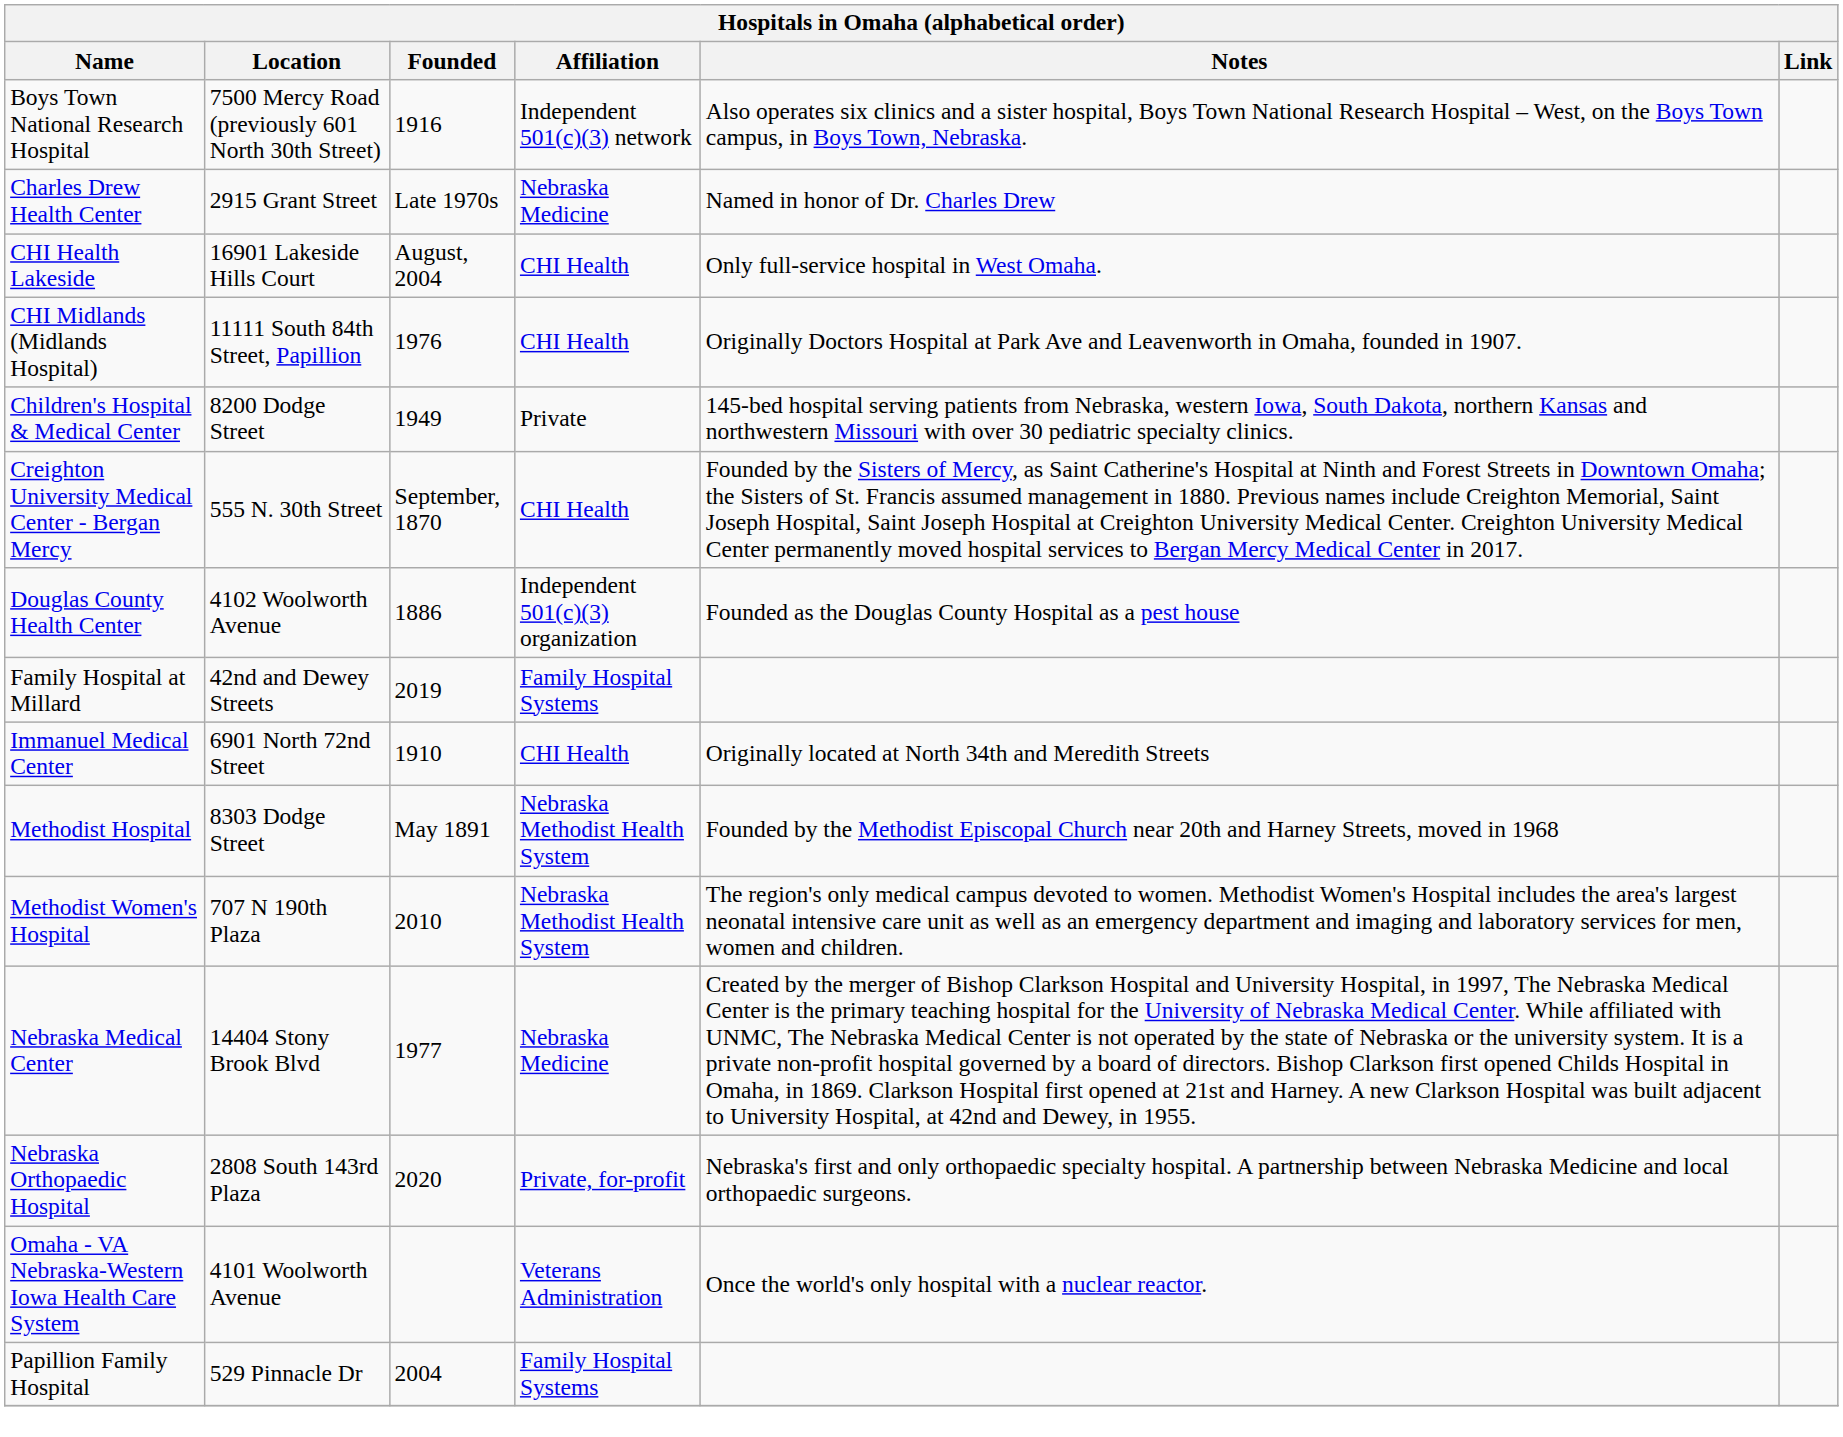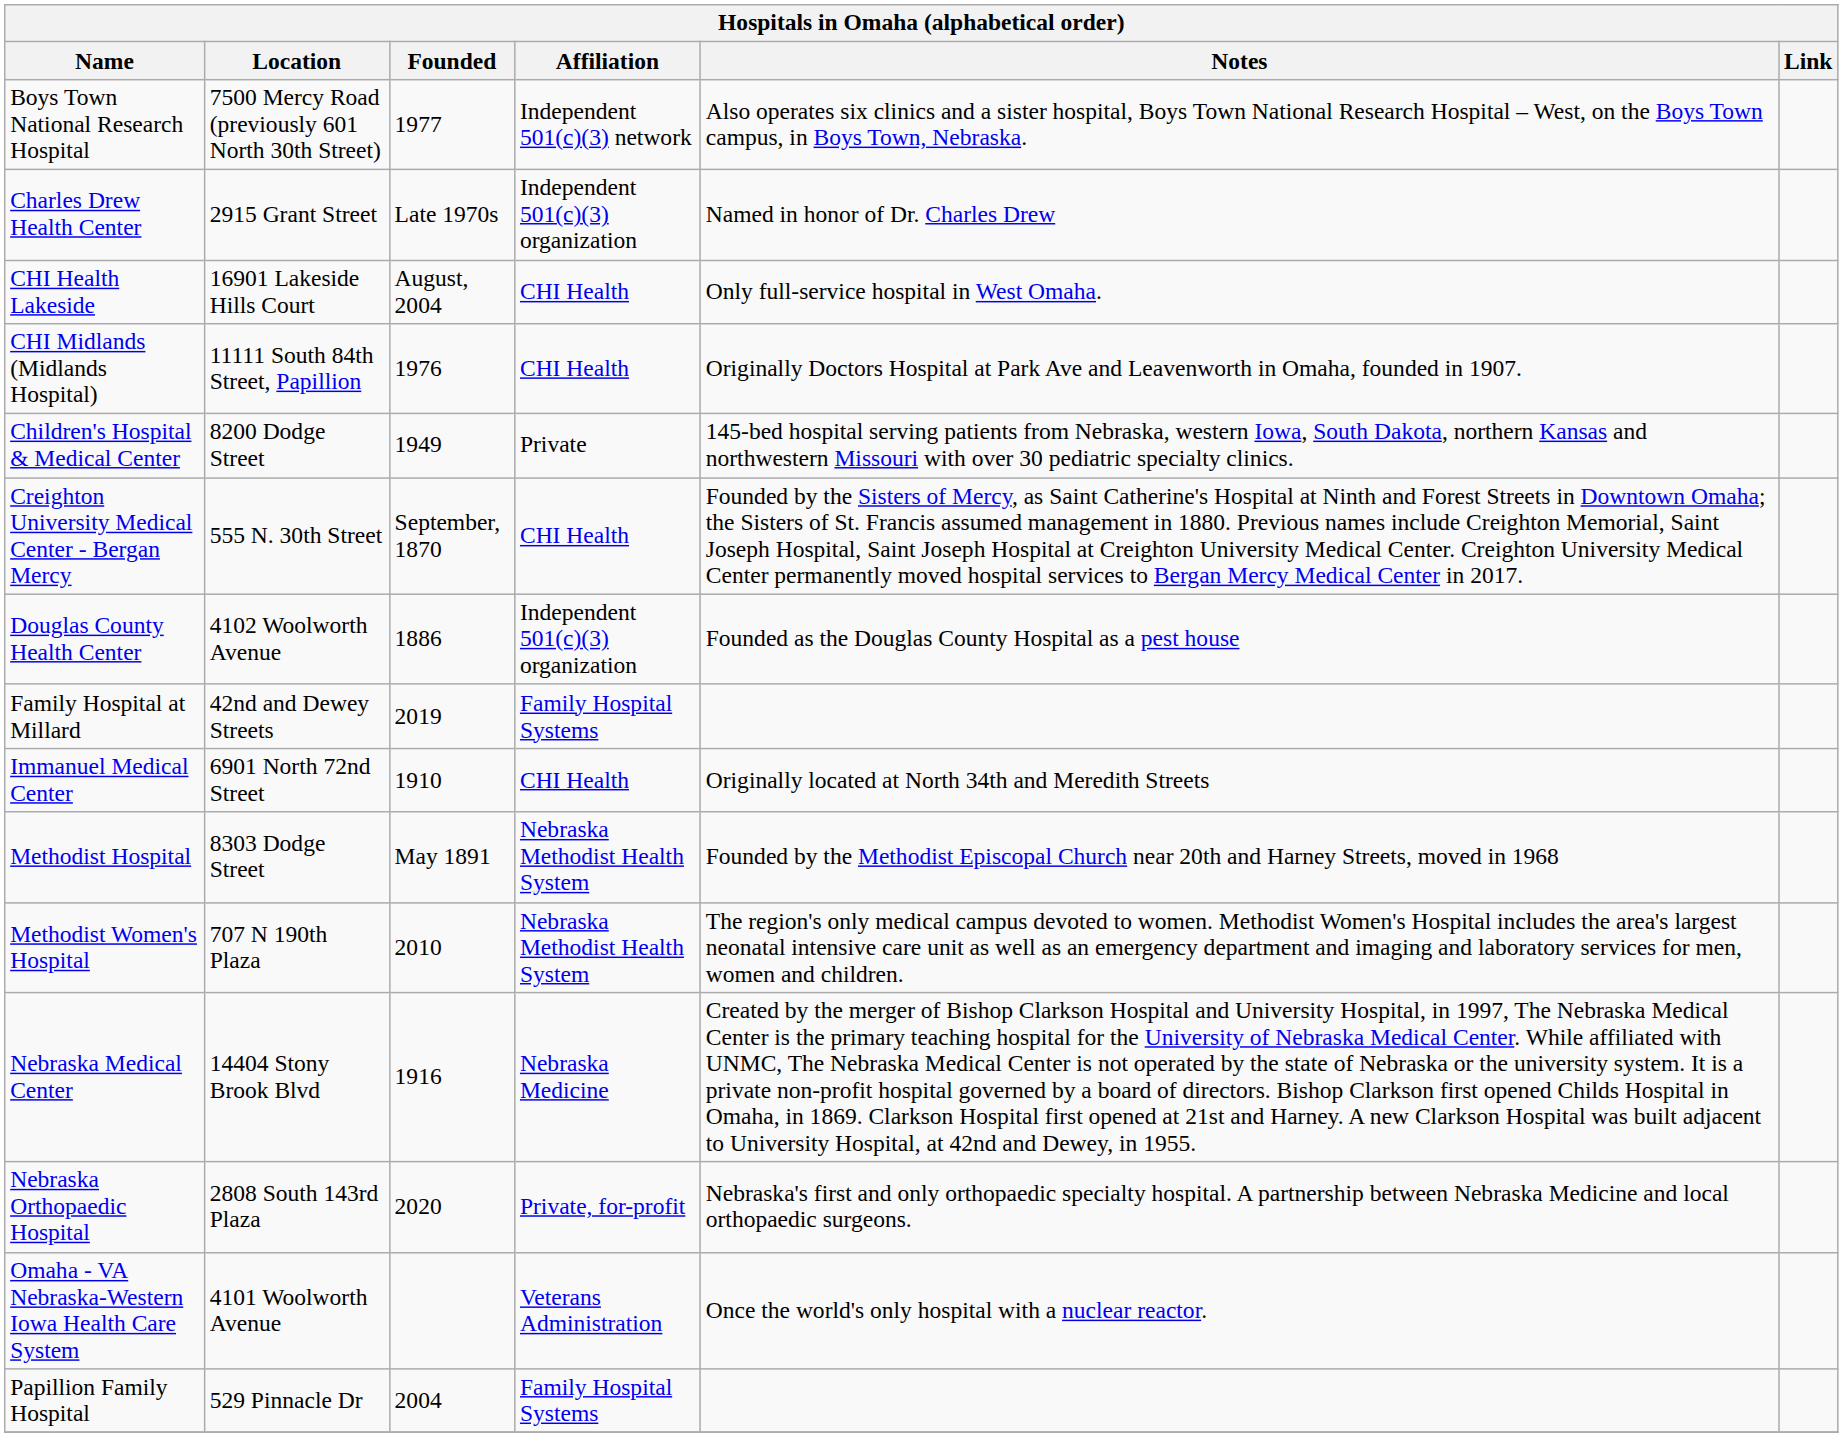(418, 124) 1916 -> (418, 124) 1977
(564, 201) Nebraska Medicine -> (579, 214) Independent 501(c)(3) organization
(418, 1050) 1977 -> (418, 1076) 1916
